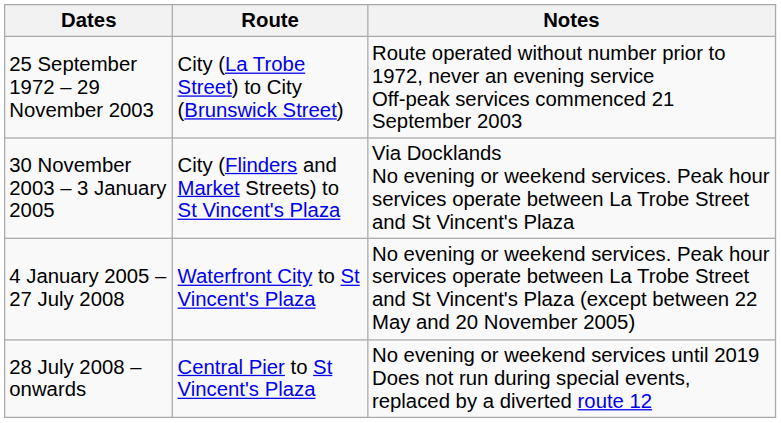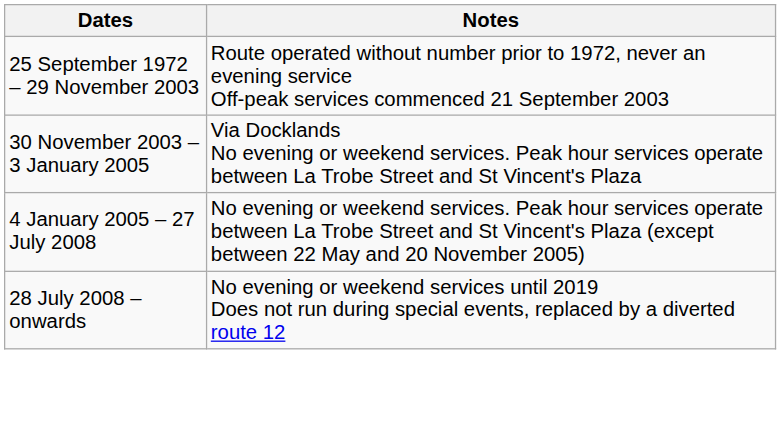- column: (270, 20)
